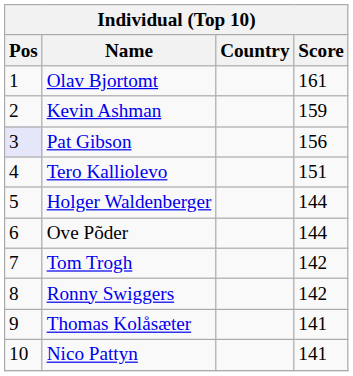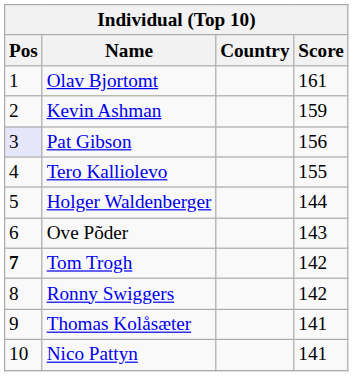(313, 171) 151 -> (313, 171) 155
(313, 232) 144 -> (313, 232) 143
(14, 263) normal -> (14, 263) bold
